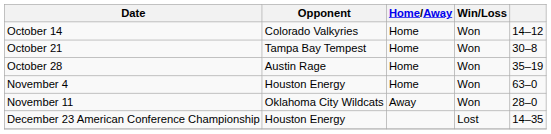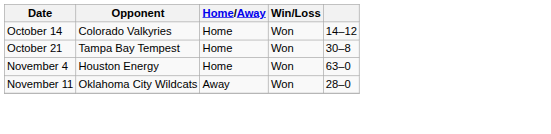- row: (35, 66)
- row: (133, 119)
